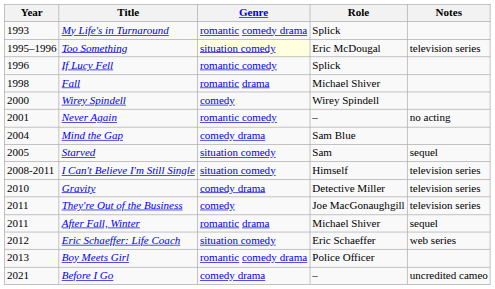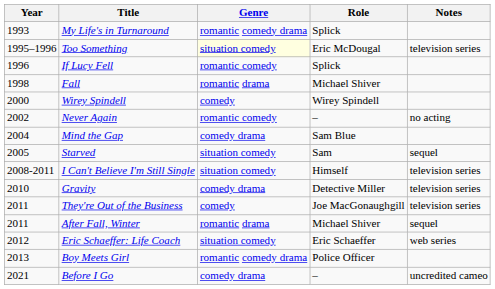(18, 118) 2001 -> (18, 118) 2002
